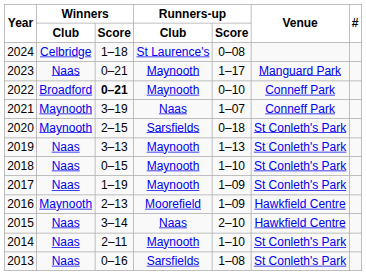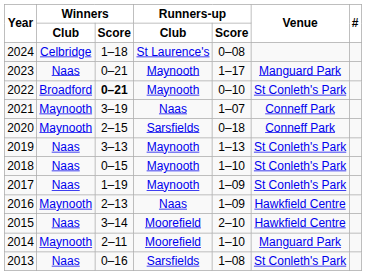(300, 90) Conneff Park -> (300, 90) St Conleth's Park
(300, 128) St Conleth's Park -> (300, 128) Conneff Park
(173, 204) Moorefield -> (173, 204) Naas
(173, 223) Naas -> (173, 223) Moorefield
(66, 242) Naas -> (66, 242) Maynooth
(173, 242) Maynooth -> (173, 242) Moorefield
(300, 242) St Conleth's Park -> (300, 242) Manguard Park
